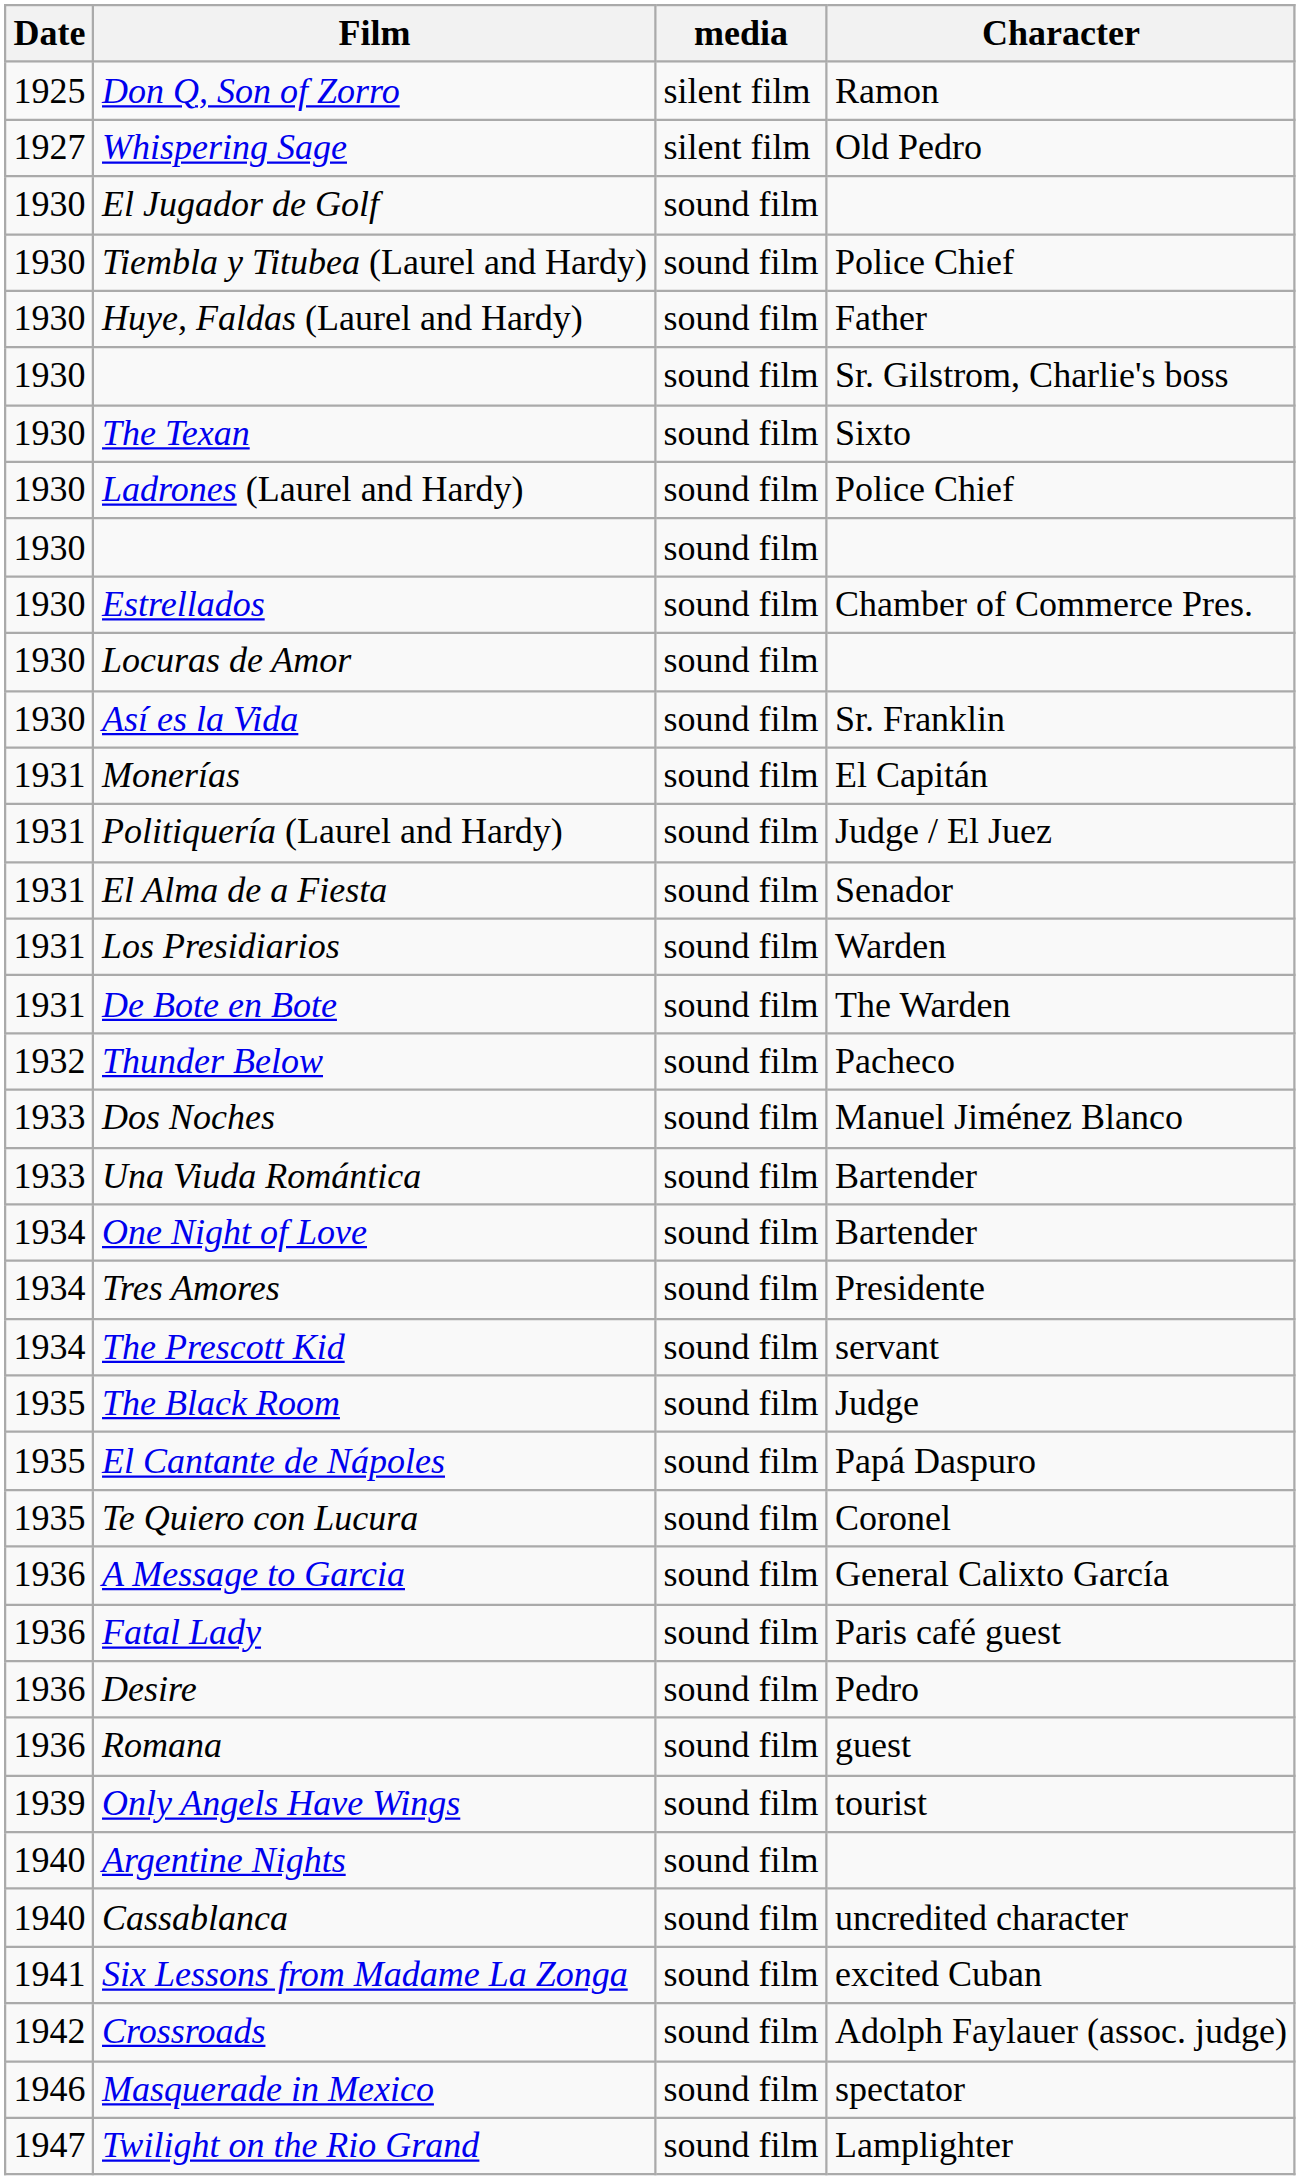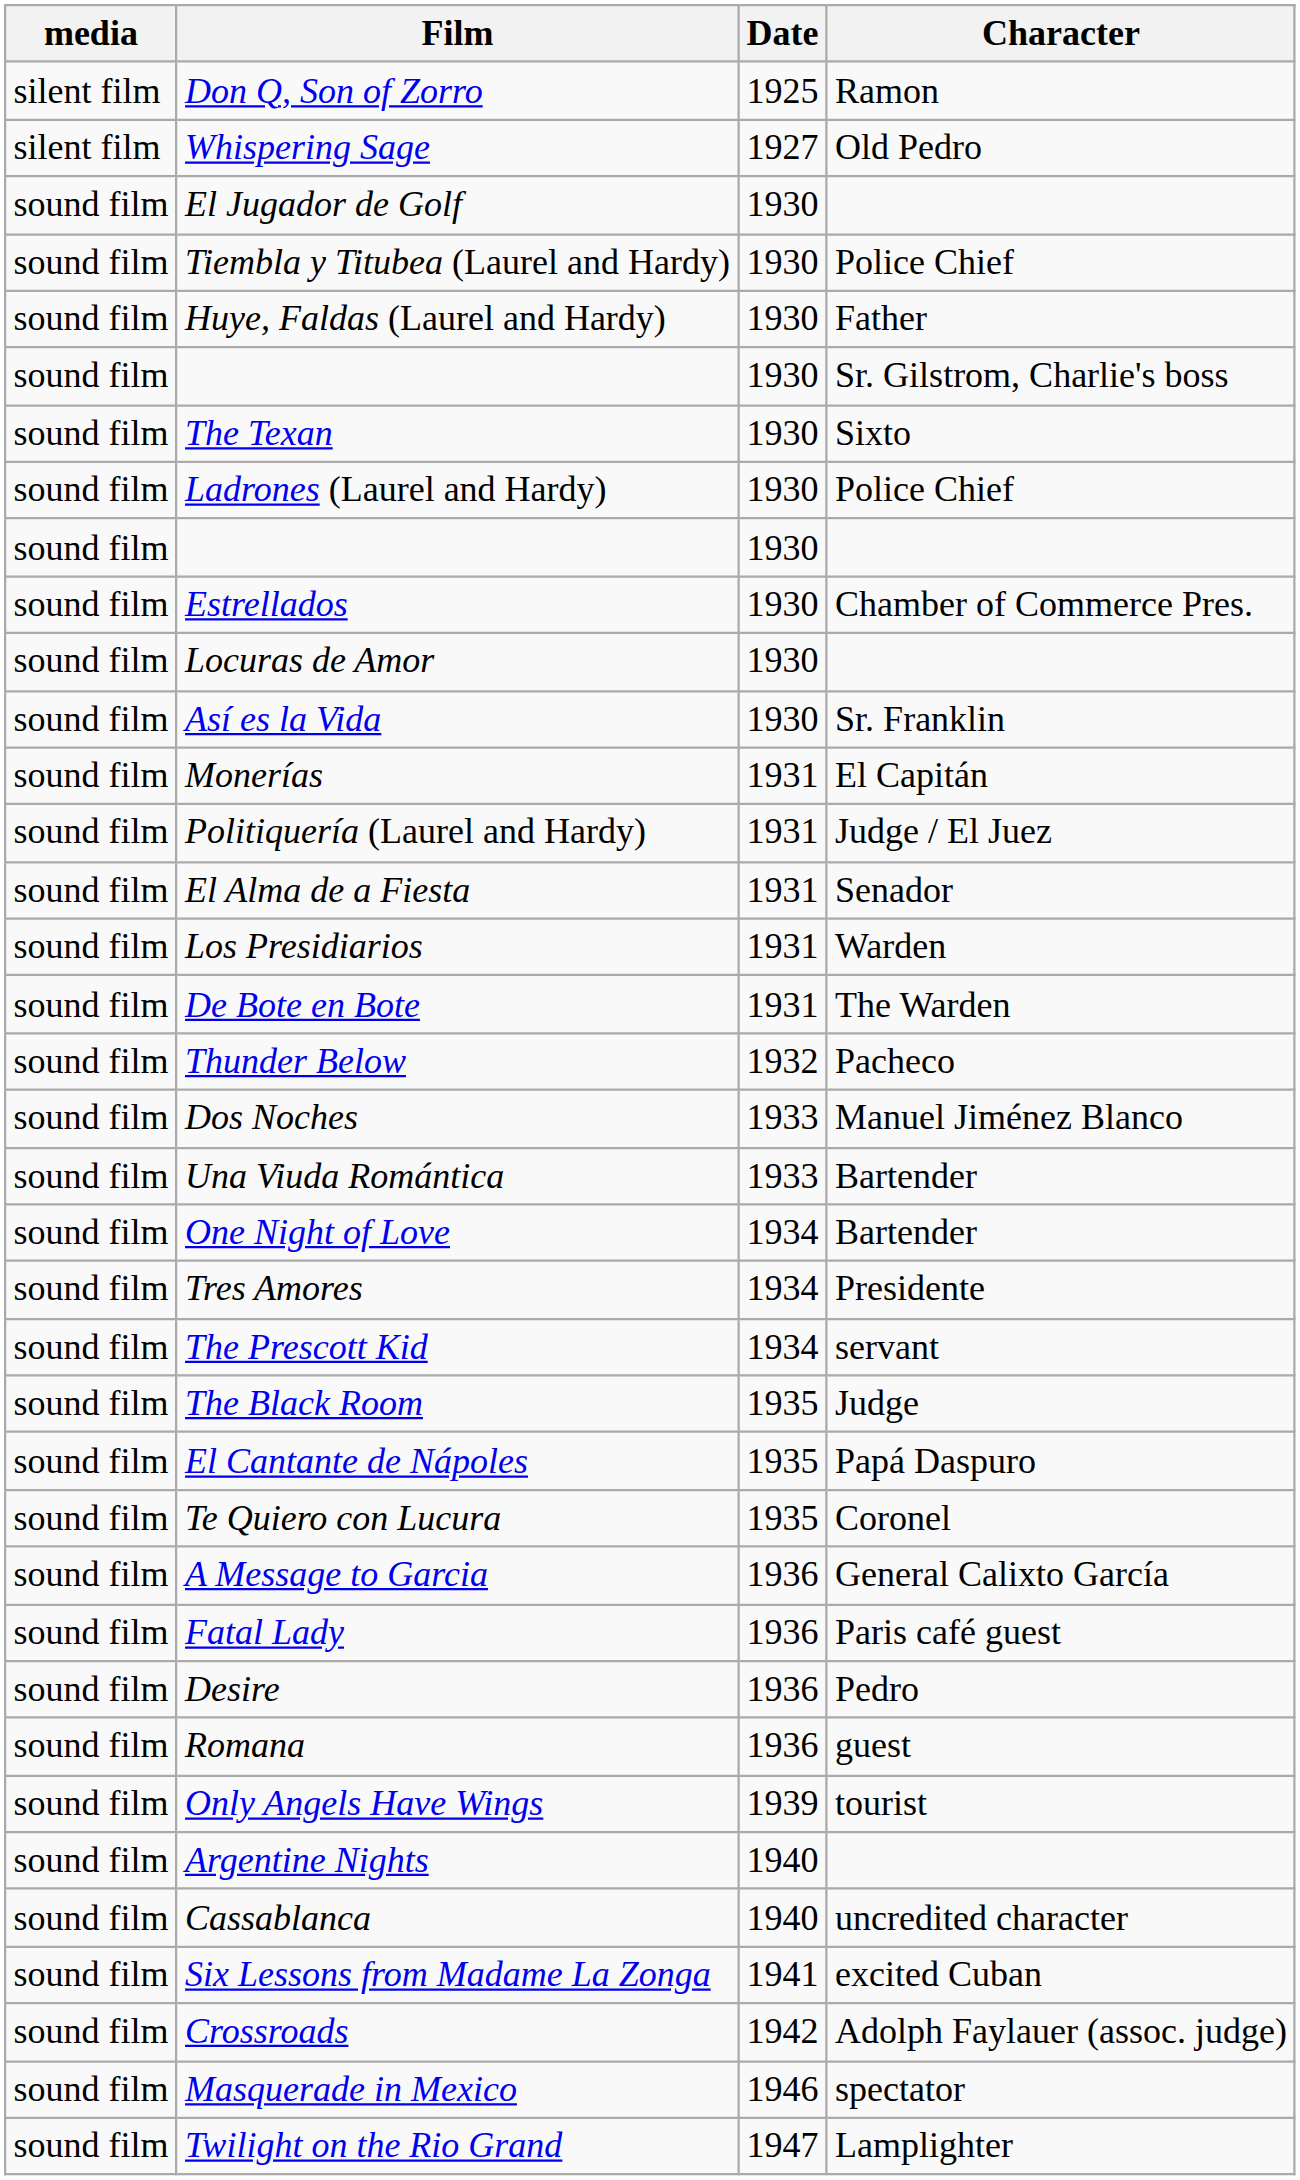columns swapped: (49, 33) <-> (741, 33)
